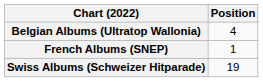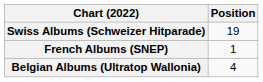rows swapped: (106, 31) <-> (106, 67)
